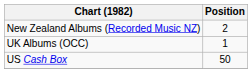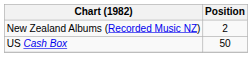- row: (48, 44)
